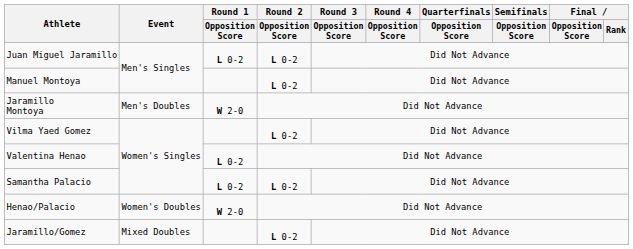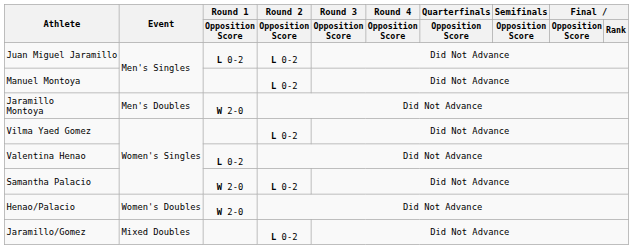(230, 186) L 0-2 -> (230, 186) W 2-0
